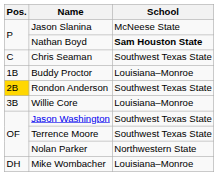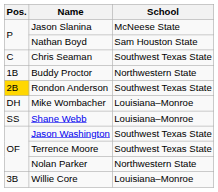(158, 42) bold -> (156, 42) normal
(154, 73) Louisiana–Monroe -> (155, 73) Northwestern State
rows swapped: (54, 103) <-> (68, 164)
+ row: (59, 118)
